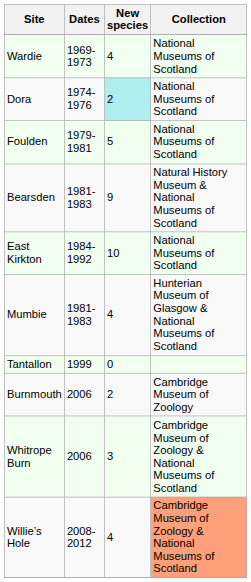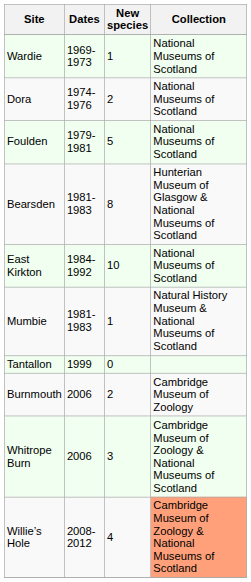(110, 56) 4 -> (110, 56) 1
(110, 99) paleturquoise background -> (110, 99) no background
(110, 197) 9 -> (110, 204) 8
(190, 197) Natural History Museum & National Museums of Scotland -> (184, 204) Hunterian Museum of Glasgow & National Museums of Scotland
(110, 315) 4 -> (110, 321) 1
(184, 315) Hunterian Museum of Glasgow & National Museums of Scotland -> (190, 321) Natural History Museum & National Museums of Scotland
